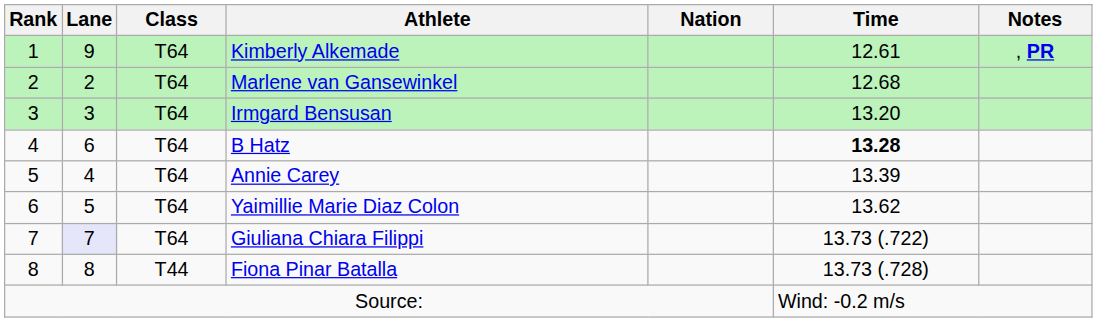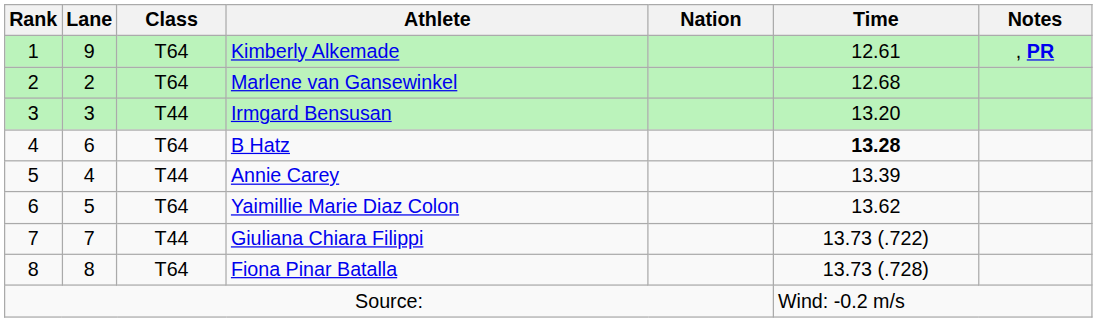(172, 113) T64 -> (172, 113) T44
(172, 176) T64 -> (172, 176) T44
(89, 238) lavender background -> (89, 238) no background
(172, 238) T64 -> (172, 238) T44
(172, 269) T44 -> (172, 269) T64
